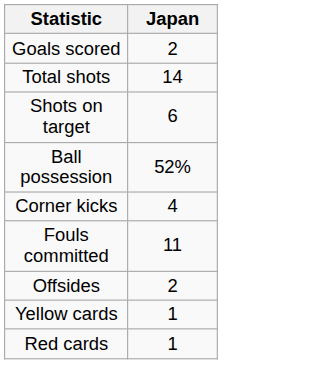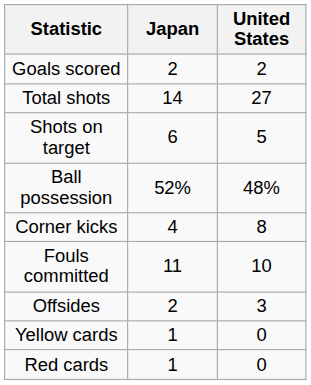+ column: (262, 29)
